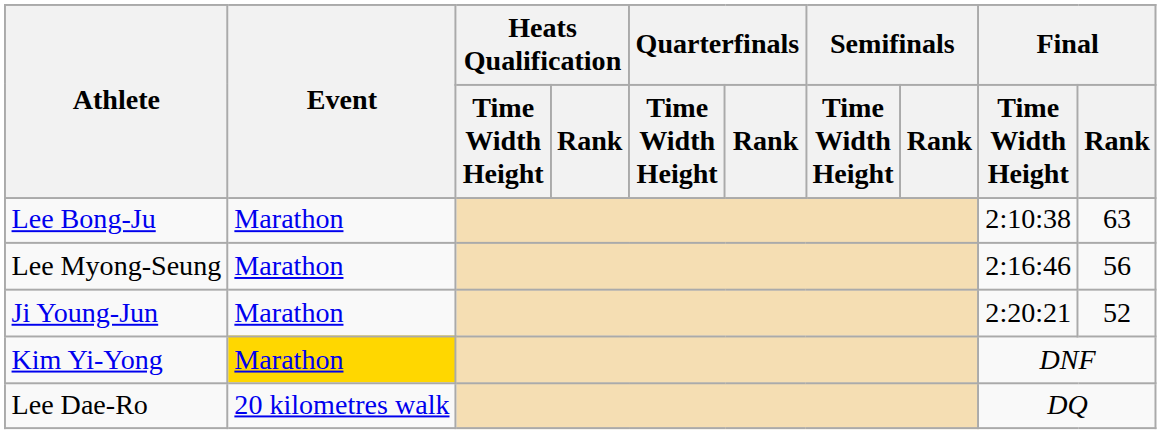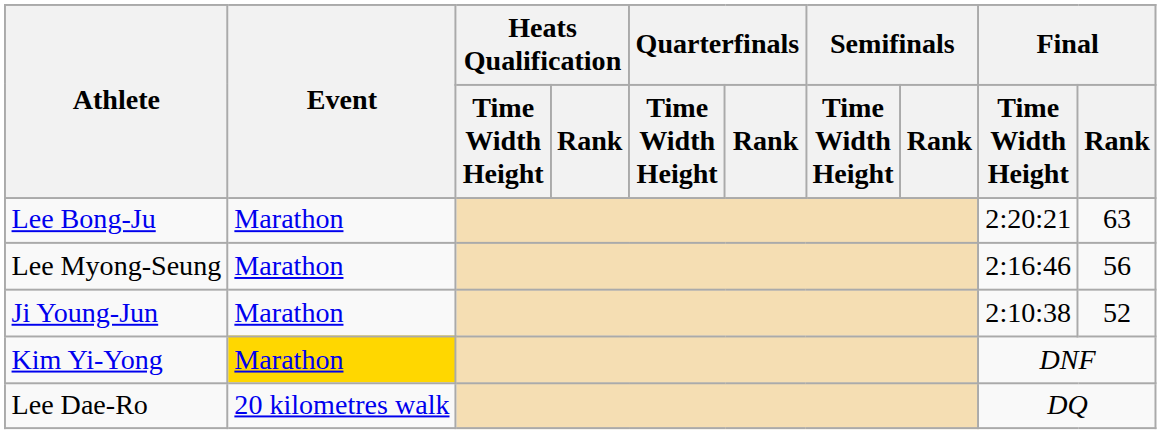(1028, 220) 2:10:38 -> (1028, 220) 2:20:21
(1028, 312) 2:20:21 -> (1028, 312) 2:10:38
